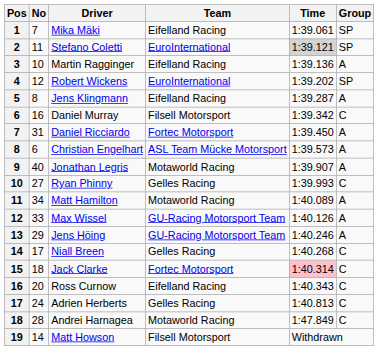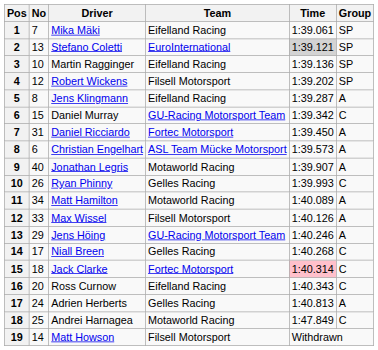(37, 47) 11 -> (38, 47) 13
(342, 64) A -> (346, 64) SP
(189, 82) EuroInternational -> (189, 82) Filsell Motorsport
(38, 116) 16 -> (38, 116) 15
(189, 116) Filsell Motorsport -> (217, 116) GU-Racing Motorsport Team
(38, 184) 27 -> (38, 184) 26
(217, 218) GU-Racing Motorsport Team -> (189, 218) Filsell Motorsport
(343, 303) C -> (342, 303) A
(38, 320) 28 -> (38, 320) 25
